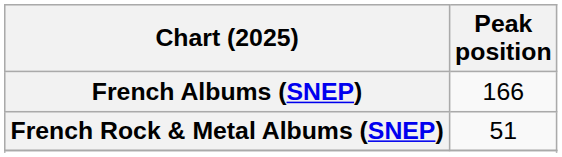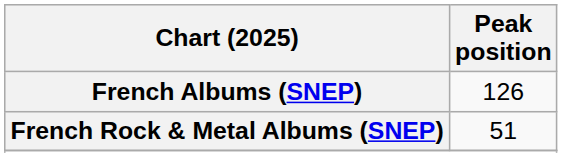(503, 91) 166 -> (503, 91) 126
